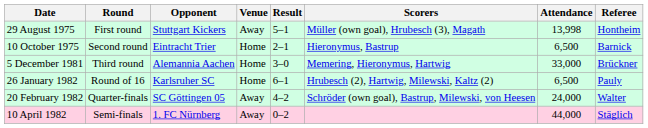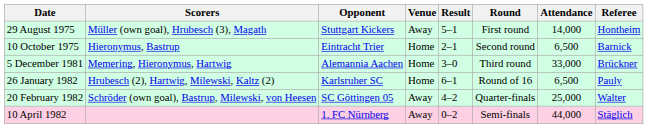columns swapped: (118, 13) <-> (421, 13)
(566, 30) 13,998 -> (566, 30) 14,000
(566, 98) 24,000 -> (566, 98) 25,000
